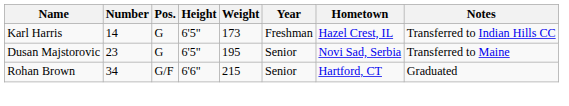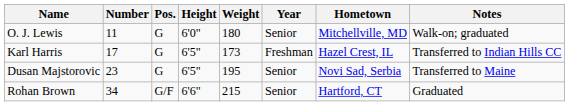+ row: (35, 33)
(112, 33) 14 -> (112, 52) 17
